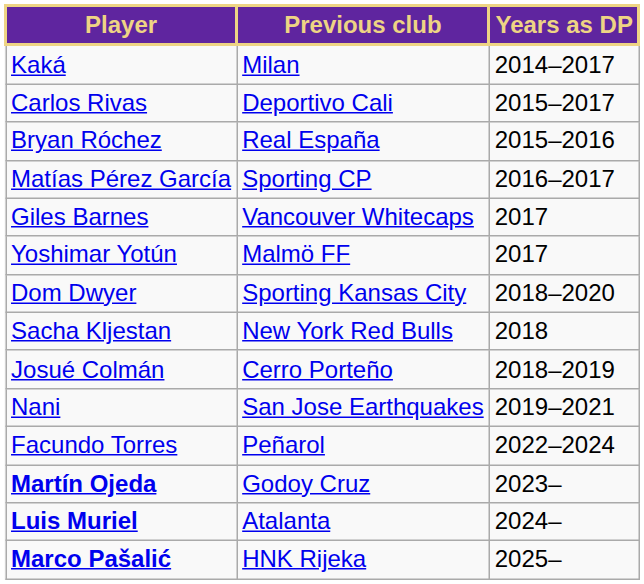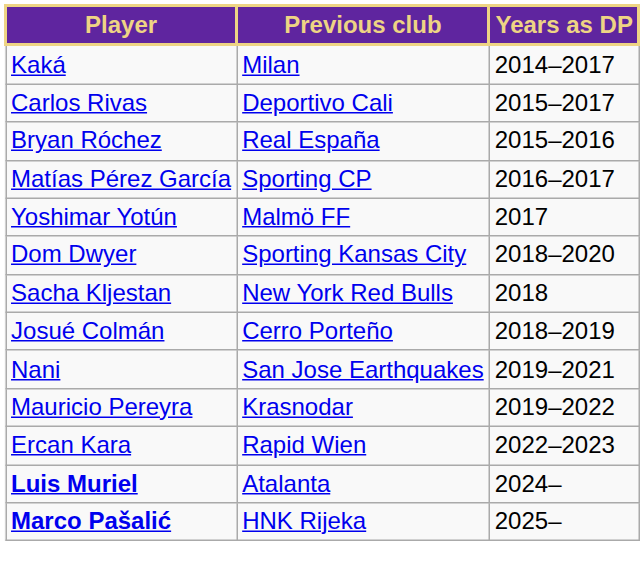- row: (80, 216)
+ row: (102, 407)
- row: (94, 445)
+ row: (71, 445)
- row: (84, 483)
